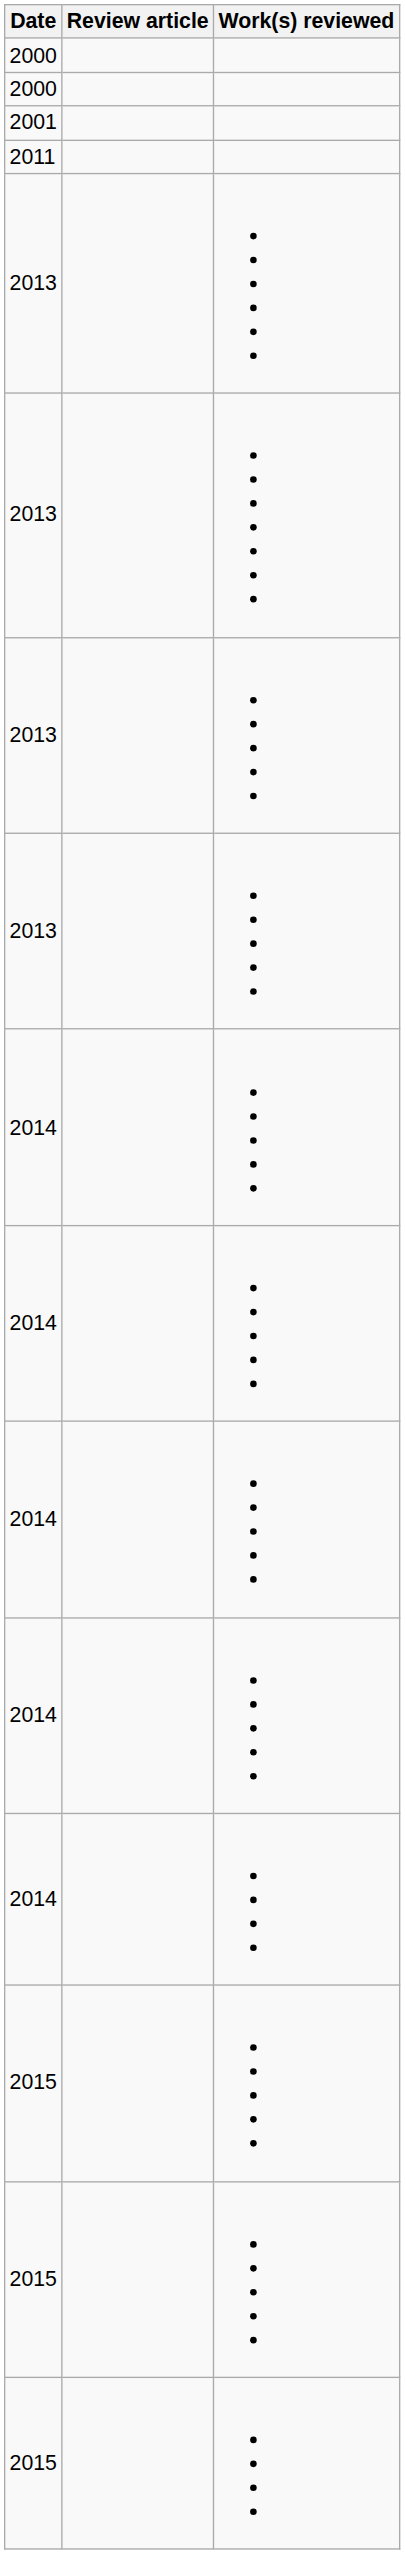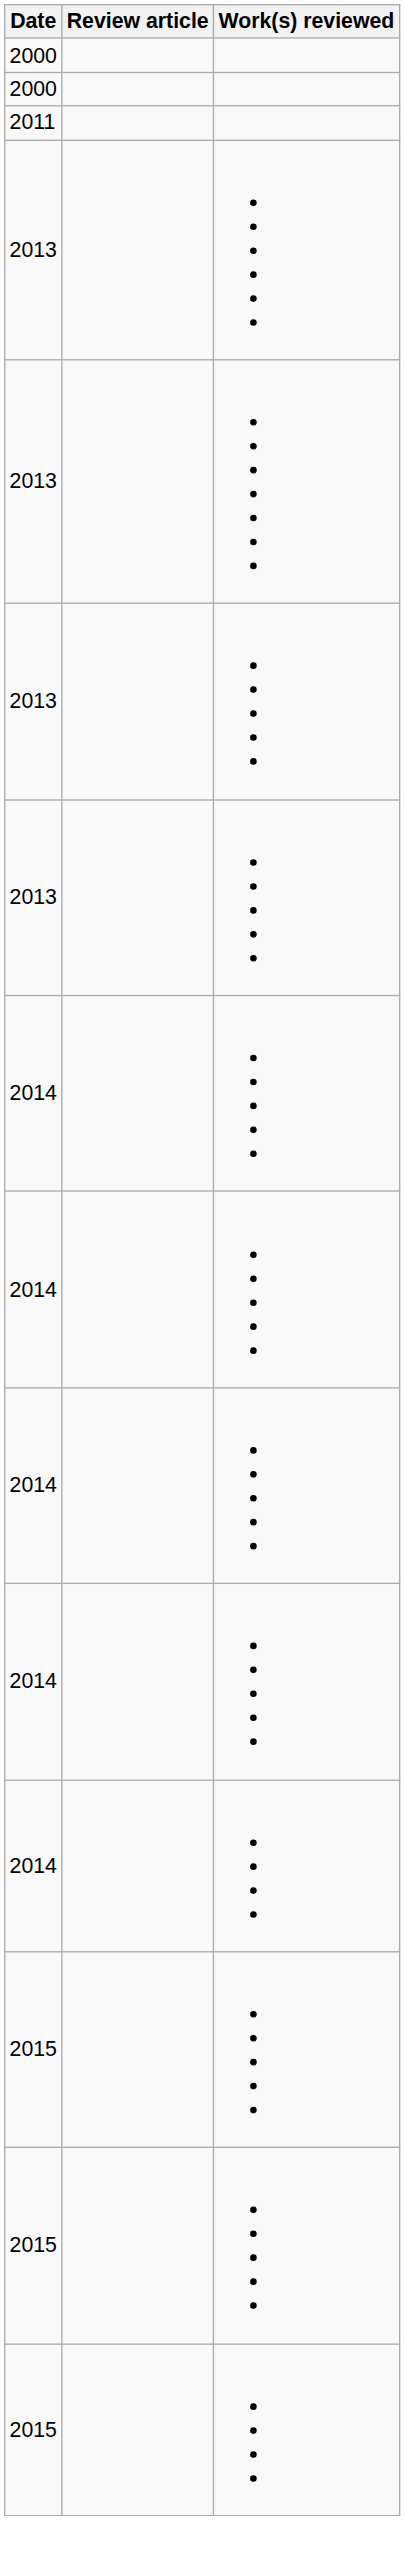- row: (33, 122)
